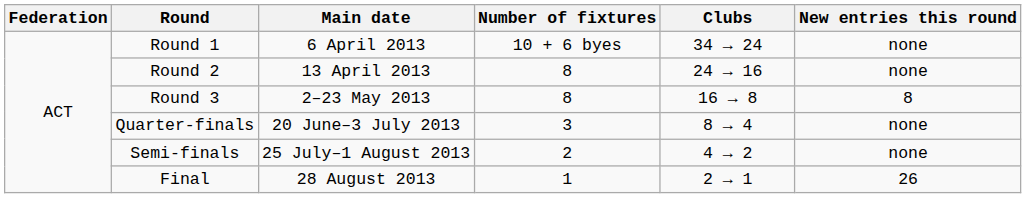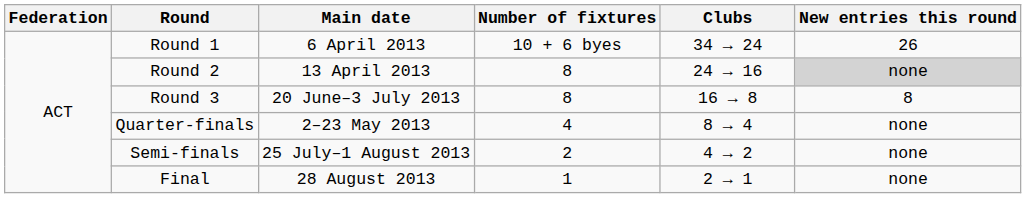(908, 45) none -> (908, 45) 26
(908, 72) no background -> (908, 72) lightgrey background
(366, 99) 2–23 May 2013 -> (366, 99) 20 June–3 July 2013
(366, 126) 20 June–3 July 2013 -> (366, 126) 2–23 May 2013
(567, 126) 3 -> (567, 126) 4
(908, 180) 26 -> (908, 180) none
